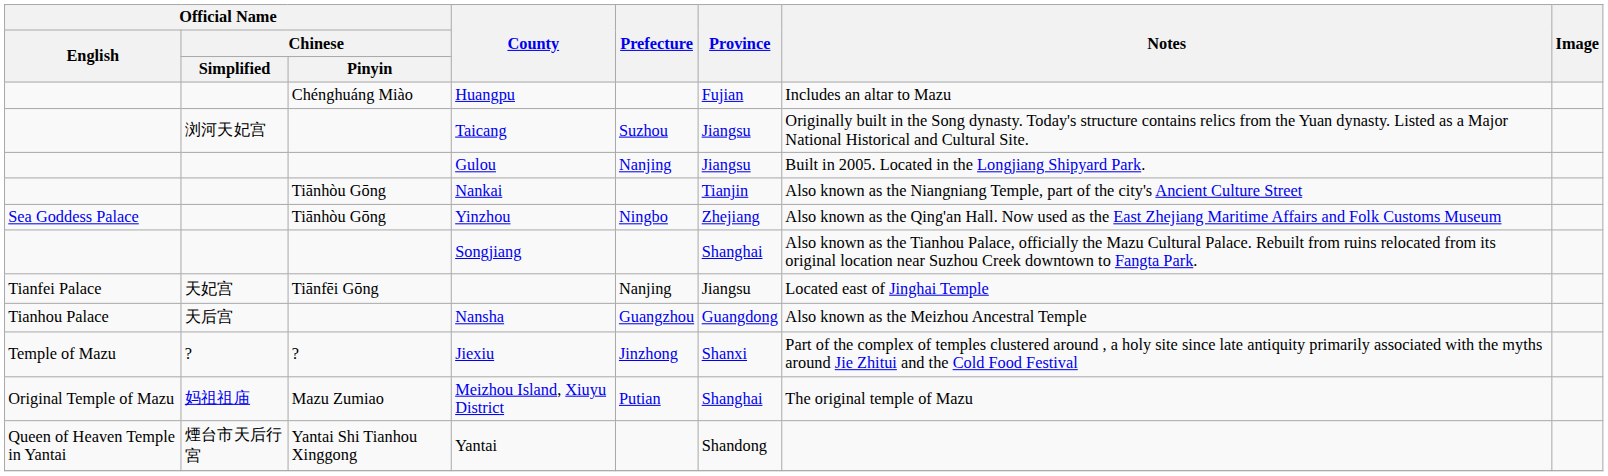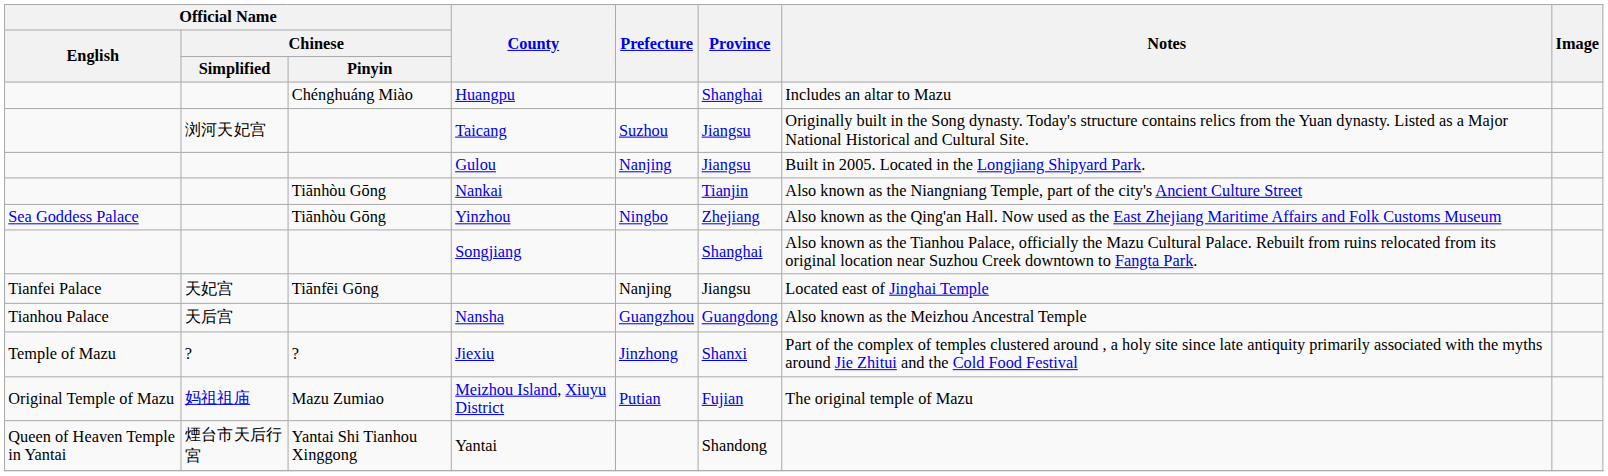(723, 95) Fujian -> (732, 95) Shanghai
(732, 398) Shanghai -> (723, 398) Fujian
